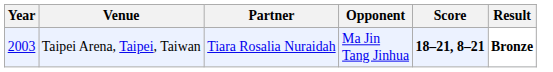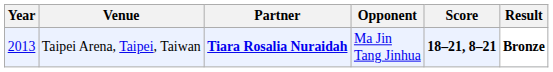(22, 47) 2003 -> (22, 47) 2013
(271, 47) normal -> (277, 47) bold
